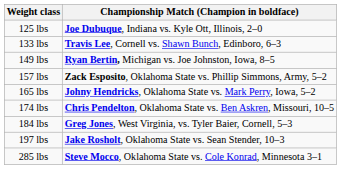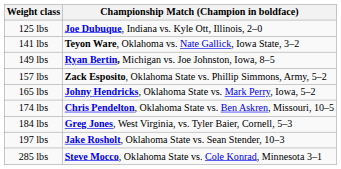- row: (33, 44)
+ row: (33, 44)
